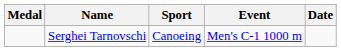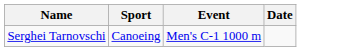- column: (25, 15)
